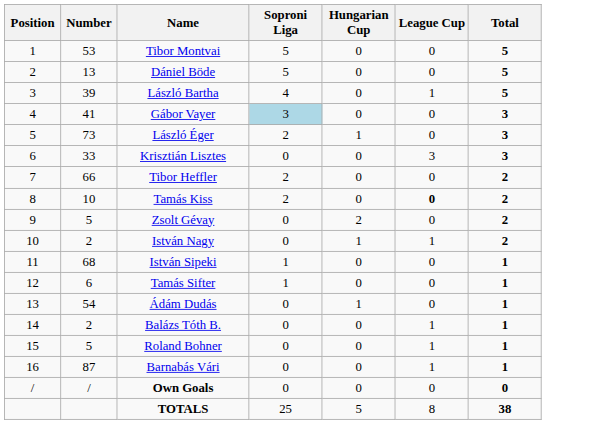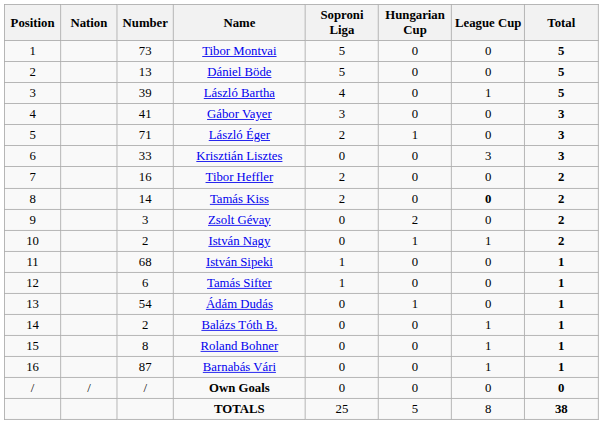+ column: (89, 22)
(89, 51) 53 -> (145, 51) 73
(286, 114) lightblue background -> (342, 114) no background
(89, 135) 73 -> (145, 135) 71
(89, 177) 66 -> (145, 177) 16
(89, 198) 10 -> (145, 198) 14
(89, 219) 5 -> (145, 219) 3
(89, 346) 5 -> (145, 346) 8
